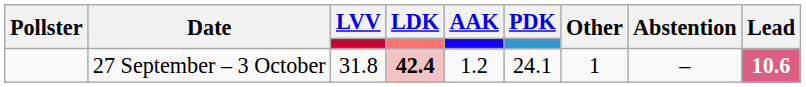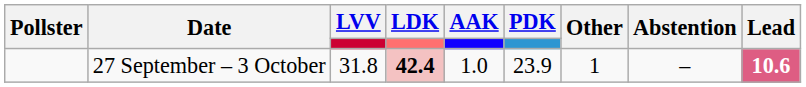(474, 65) 1.2 -> (474, 65) 1.0
(532, 65) 24.1 -> (532, 65) 23.9
